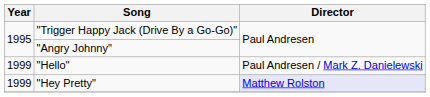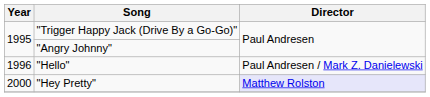(19, 65) 1999 -> (19, 65) 1996
(19, 83) 1999 -> (19, 83) 2000
